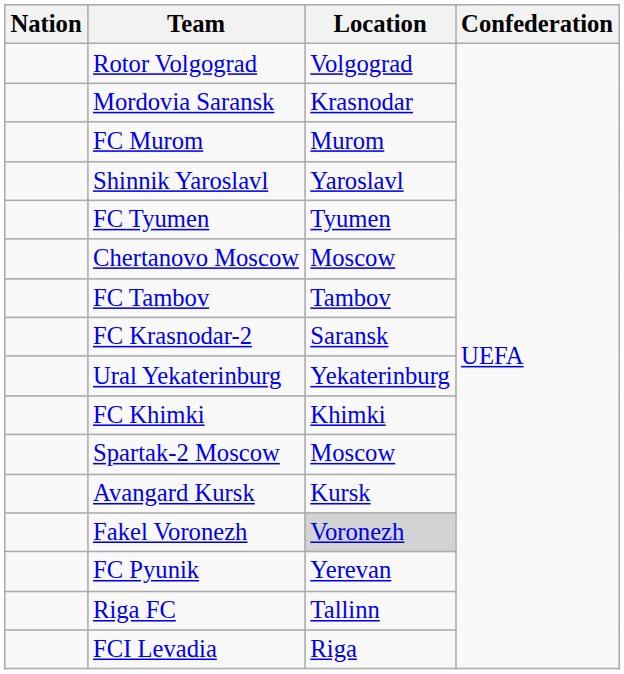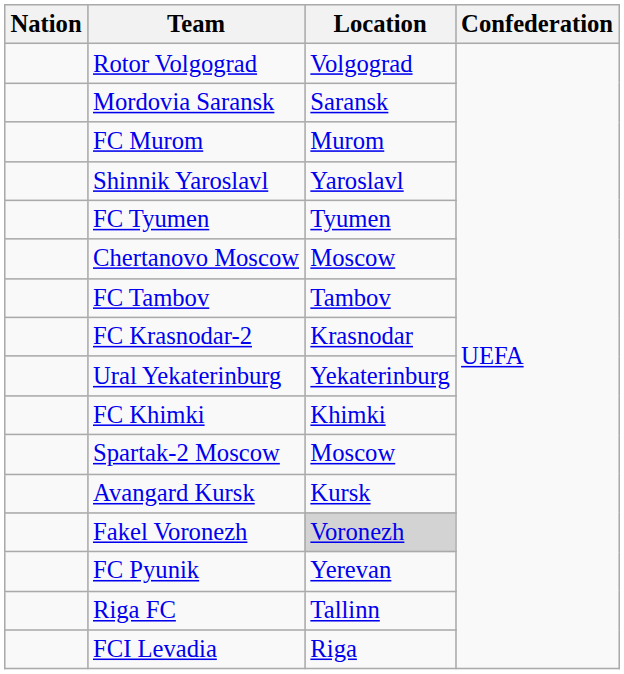(362, 102) Krasnodar -> (349, 102) Saransk
(349, 336) Saransk -> (362, 336) Krasnodar
